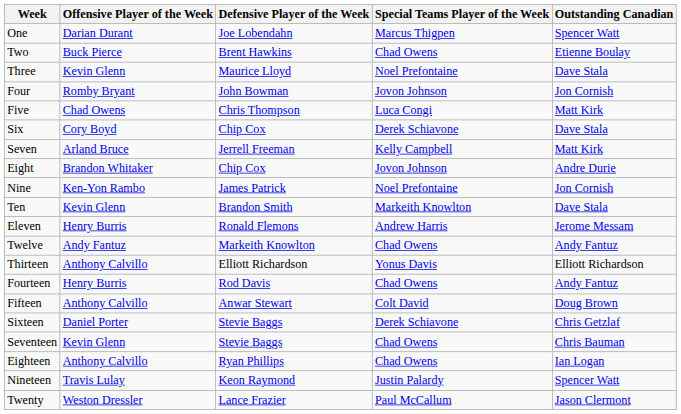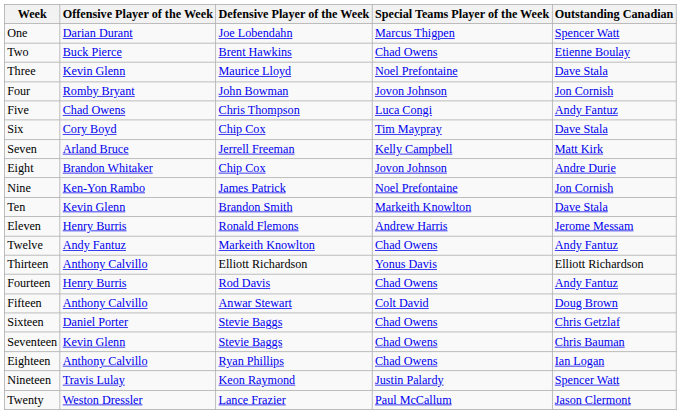(579, 110) Matt Kirk -> (586, 110) Andy Fantuz
(417, 129) Derek Schiavone -> (408, 129) Tim Maypray
(417, 322) Derek Schiavone -> (406, 322) Chad Owens
